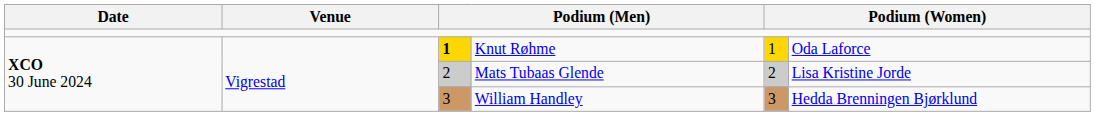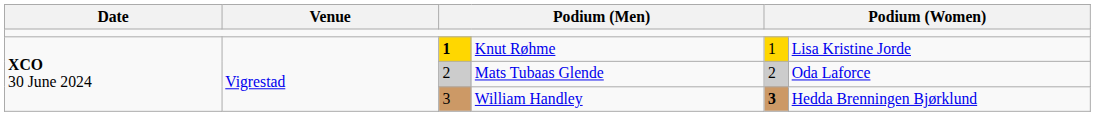(831, 49) Oda Laforce -> (851, 49) Lisa Kristine Jorde
(851, 73) Lisa Kristine Jorde -> (831, 73) Oda Laforce
(772, 98) normal -> (772, 98) bold
